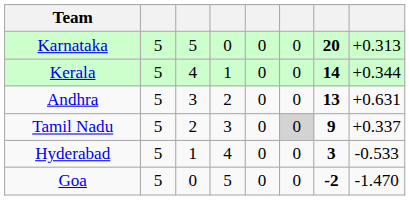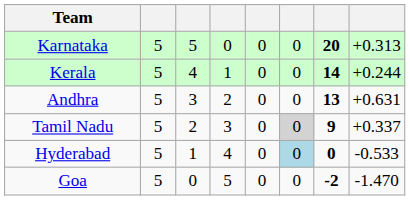(377, 72) +0.344 -> (377, 72) +0.244
(297, 153) no background -> (297, 153) lightblue background
(331, 153) 3 -> (331, 153) 0
